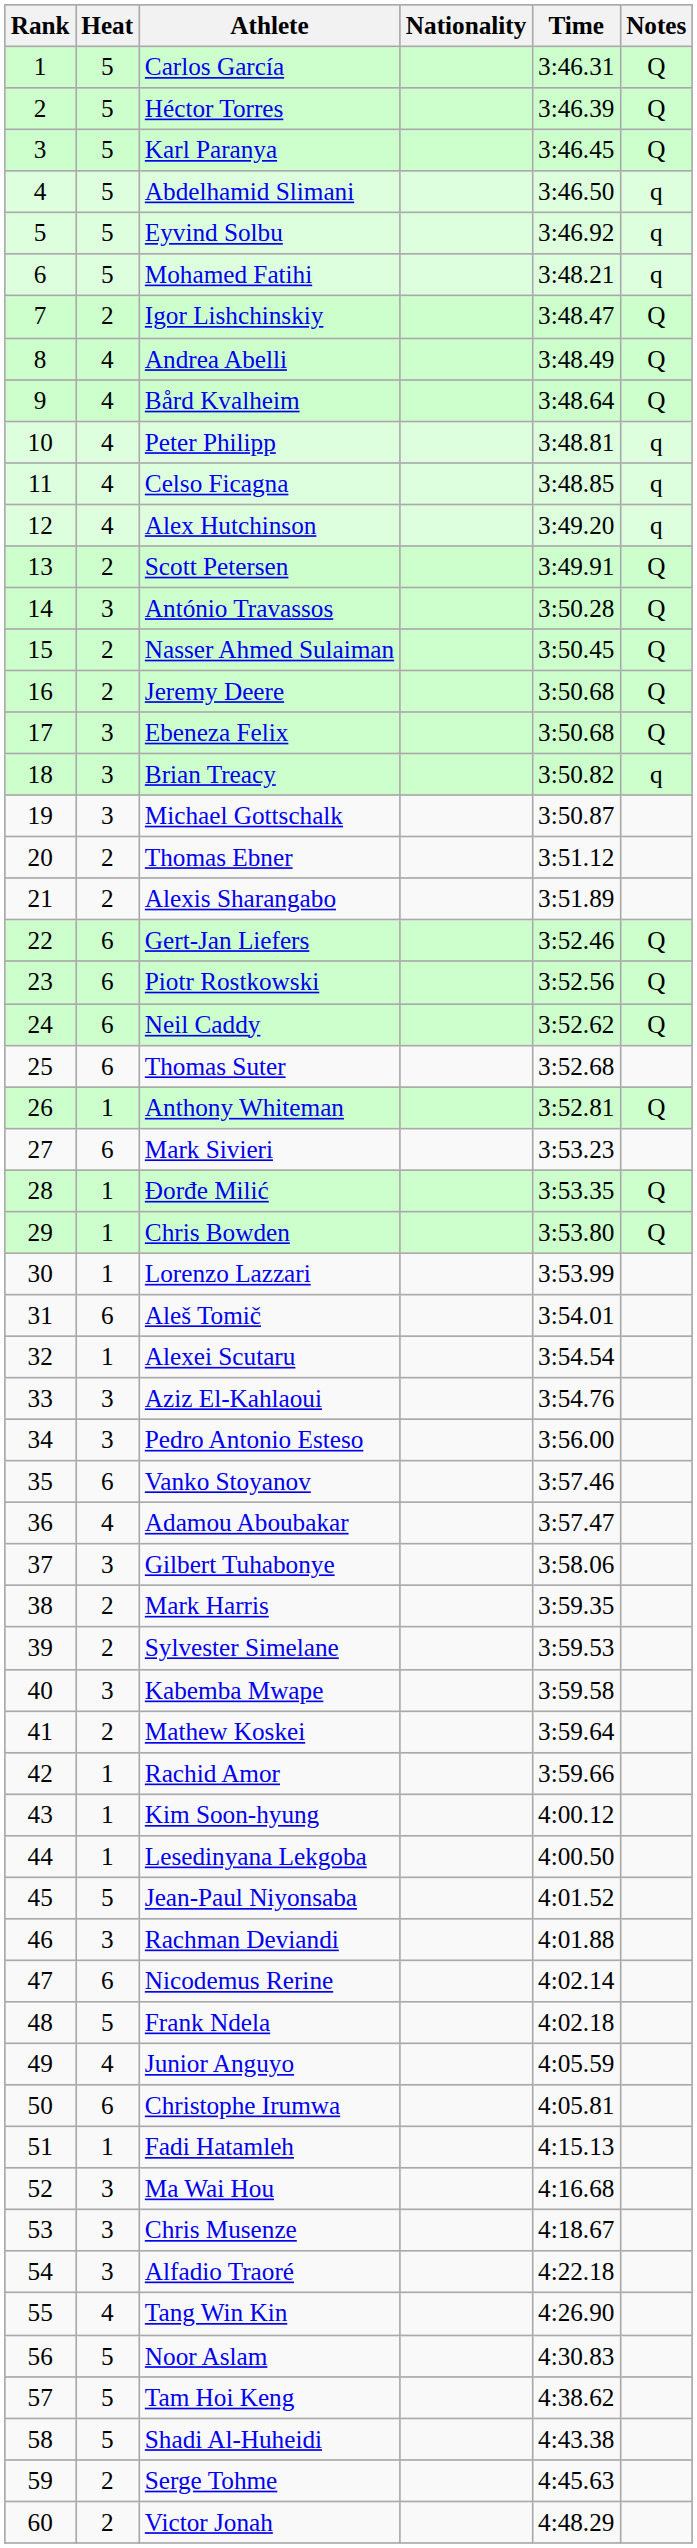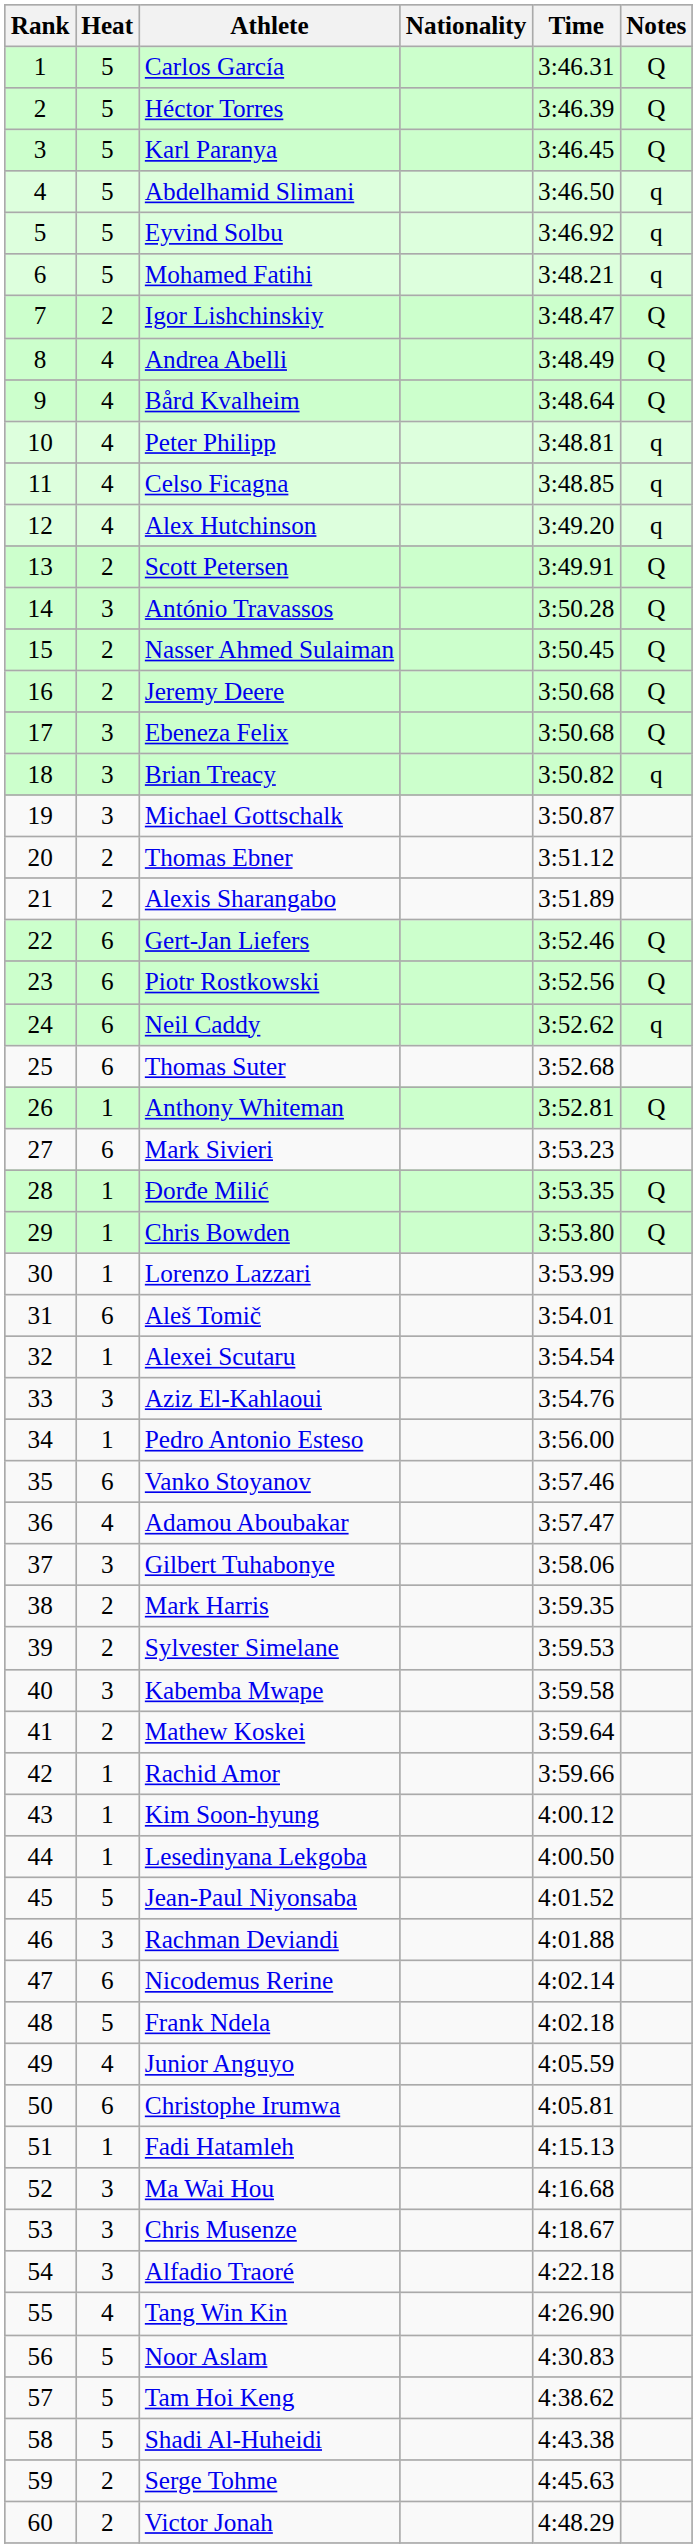(656, 1023) Q -> (656, 1023) q
(107, 1440) 3 -> (107, 1440) 1
